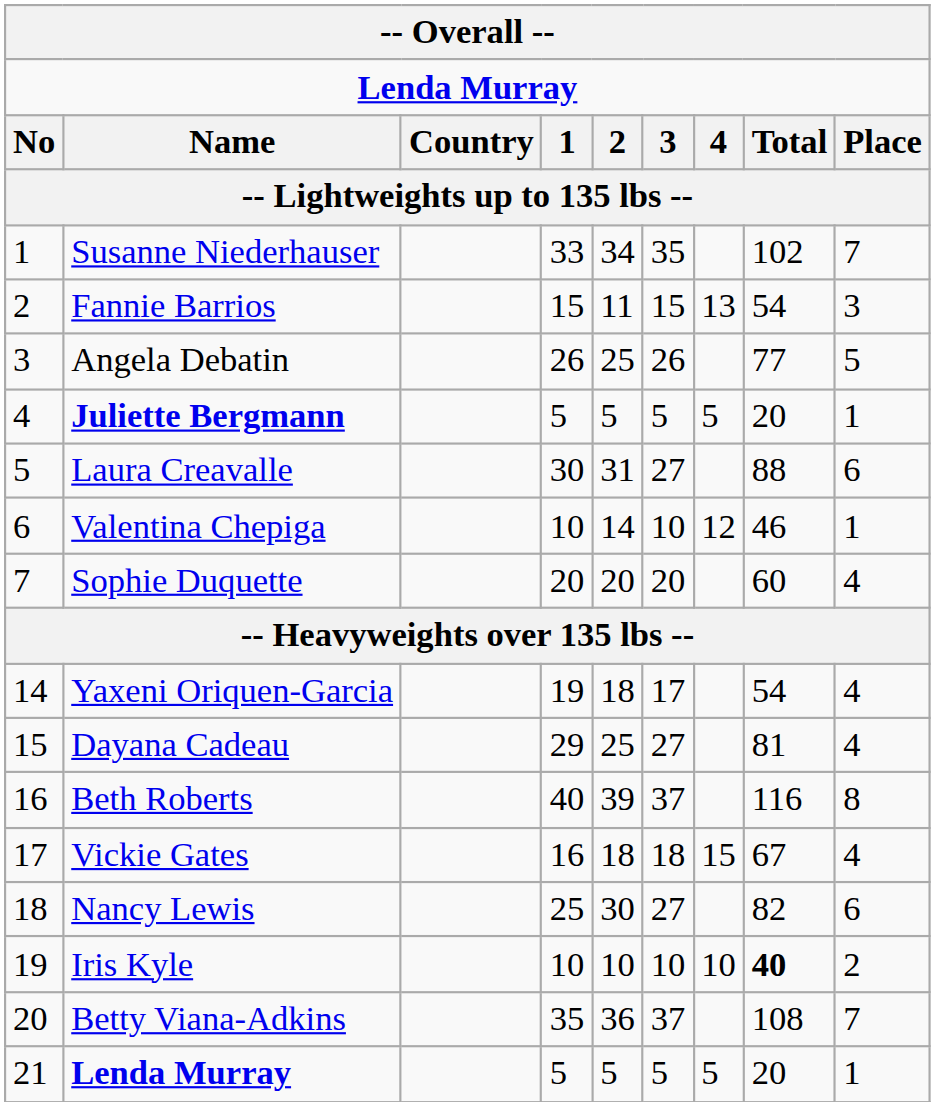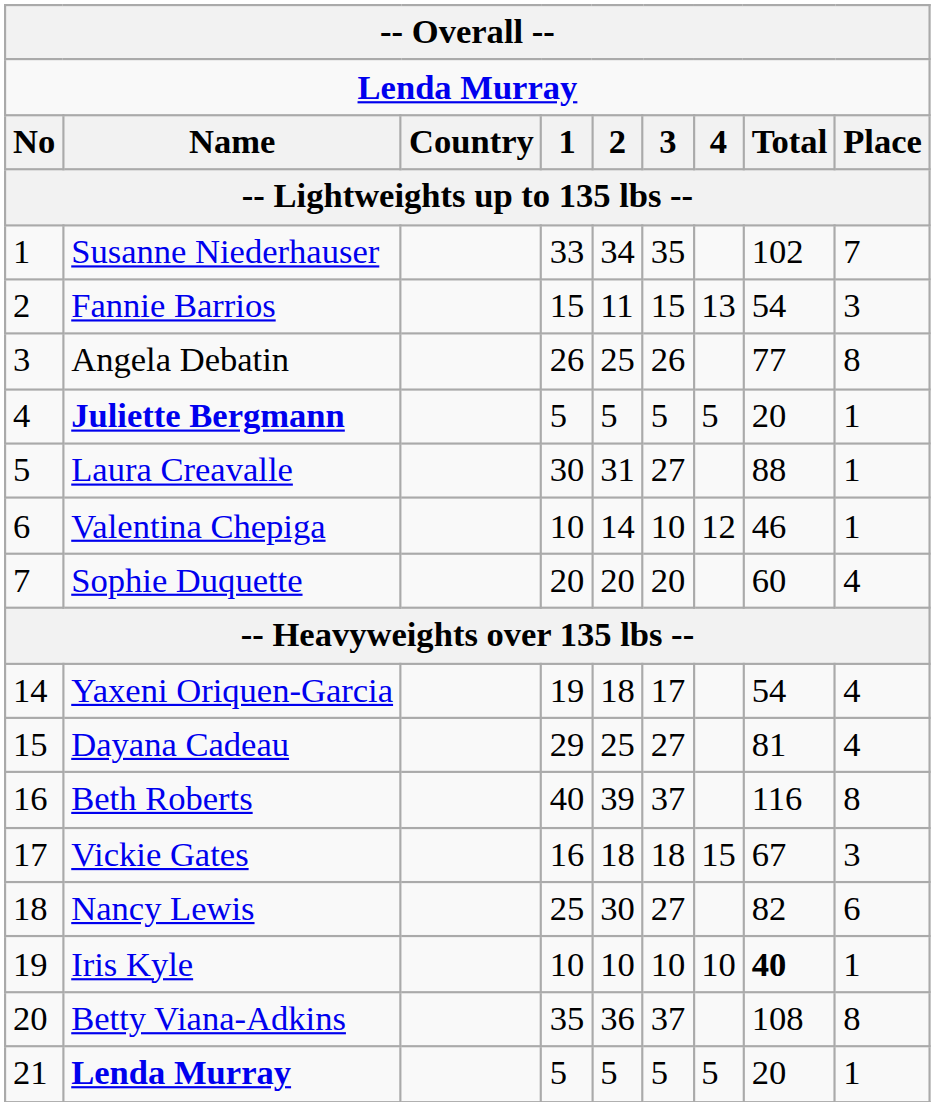(852, 360) 5 -> (852, 360) 8
(852, 470) 6 -> (852, 470) 1
(852, 854) 4 -> (852, 854) 3
(852, 963) 2 -> (852, 963) 1
(852, 1018) 7 -> (852, 1018) 8
